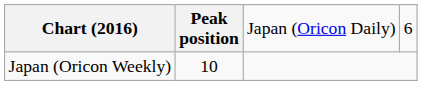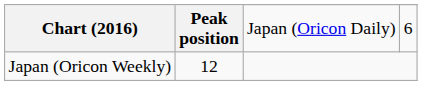(209, 66) 10 -> (209, 66) 12
